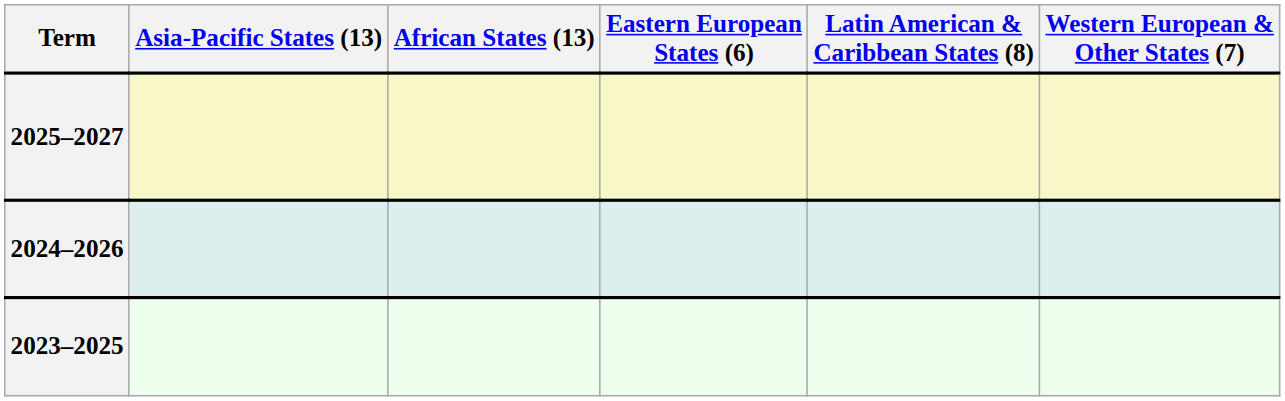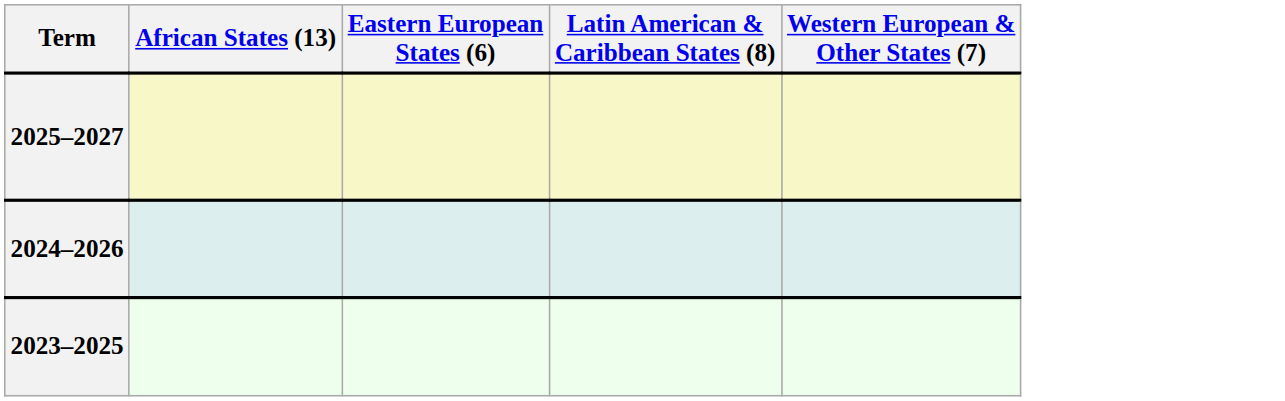- column: (259, 38)
